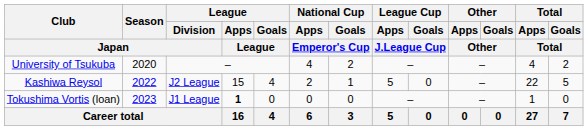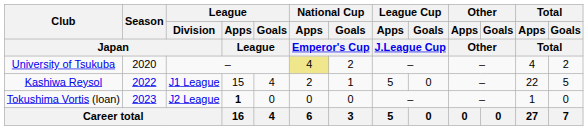(309, 64) no background -> (309, 64) khaki background
(194, 82) J2 League -> (194, 82) J1 League
(194, 99) J1 League -> (194, 99) J2 League
